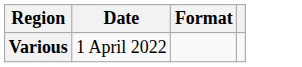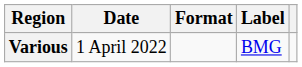+ column: (263, 18)
